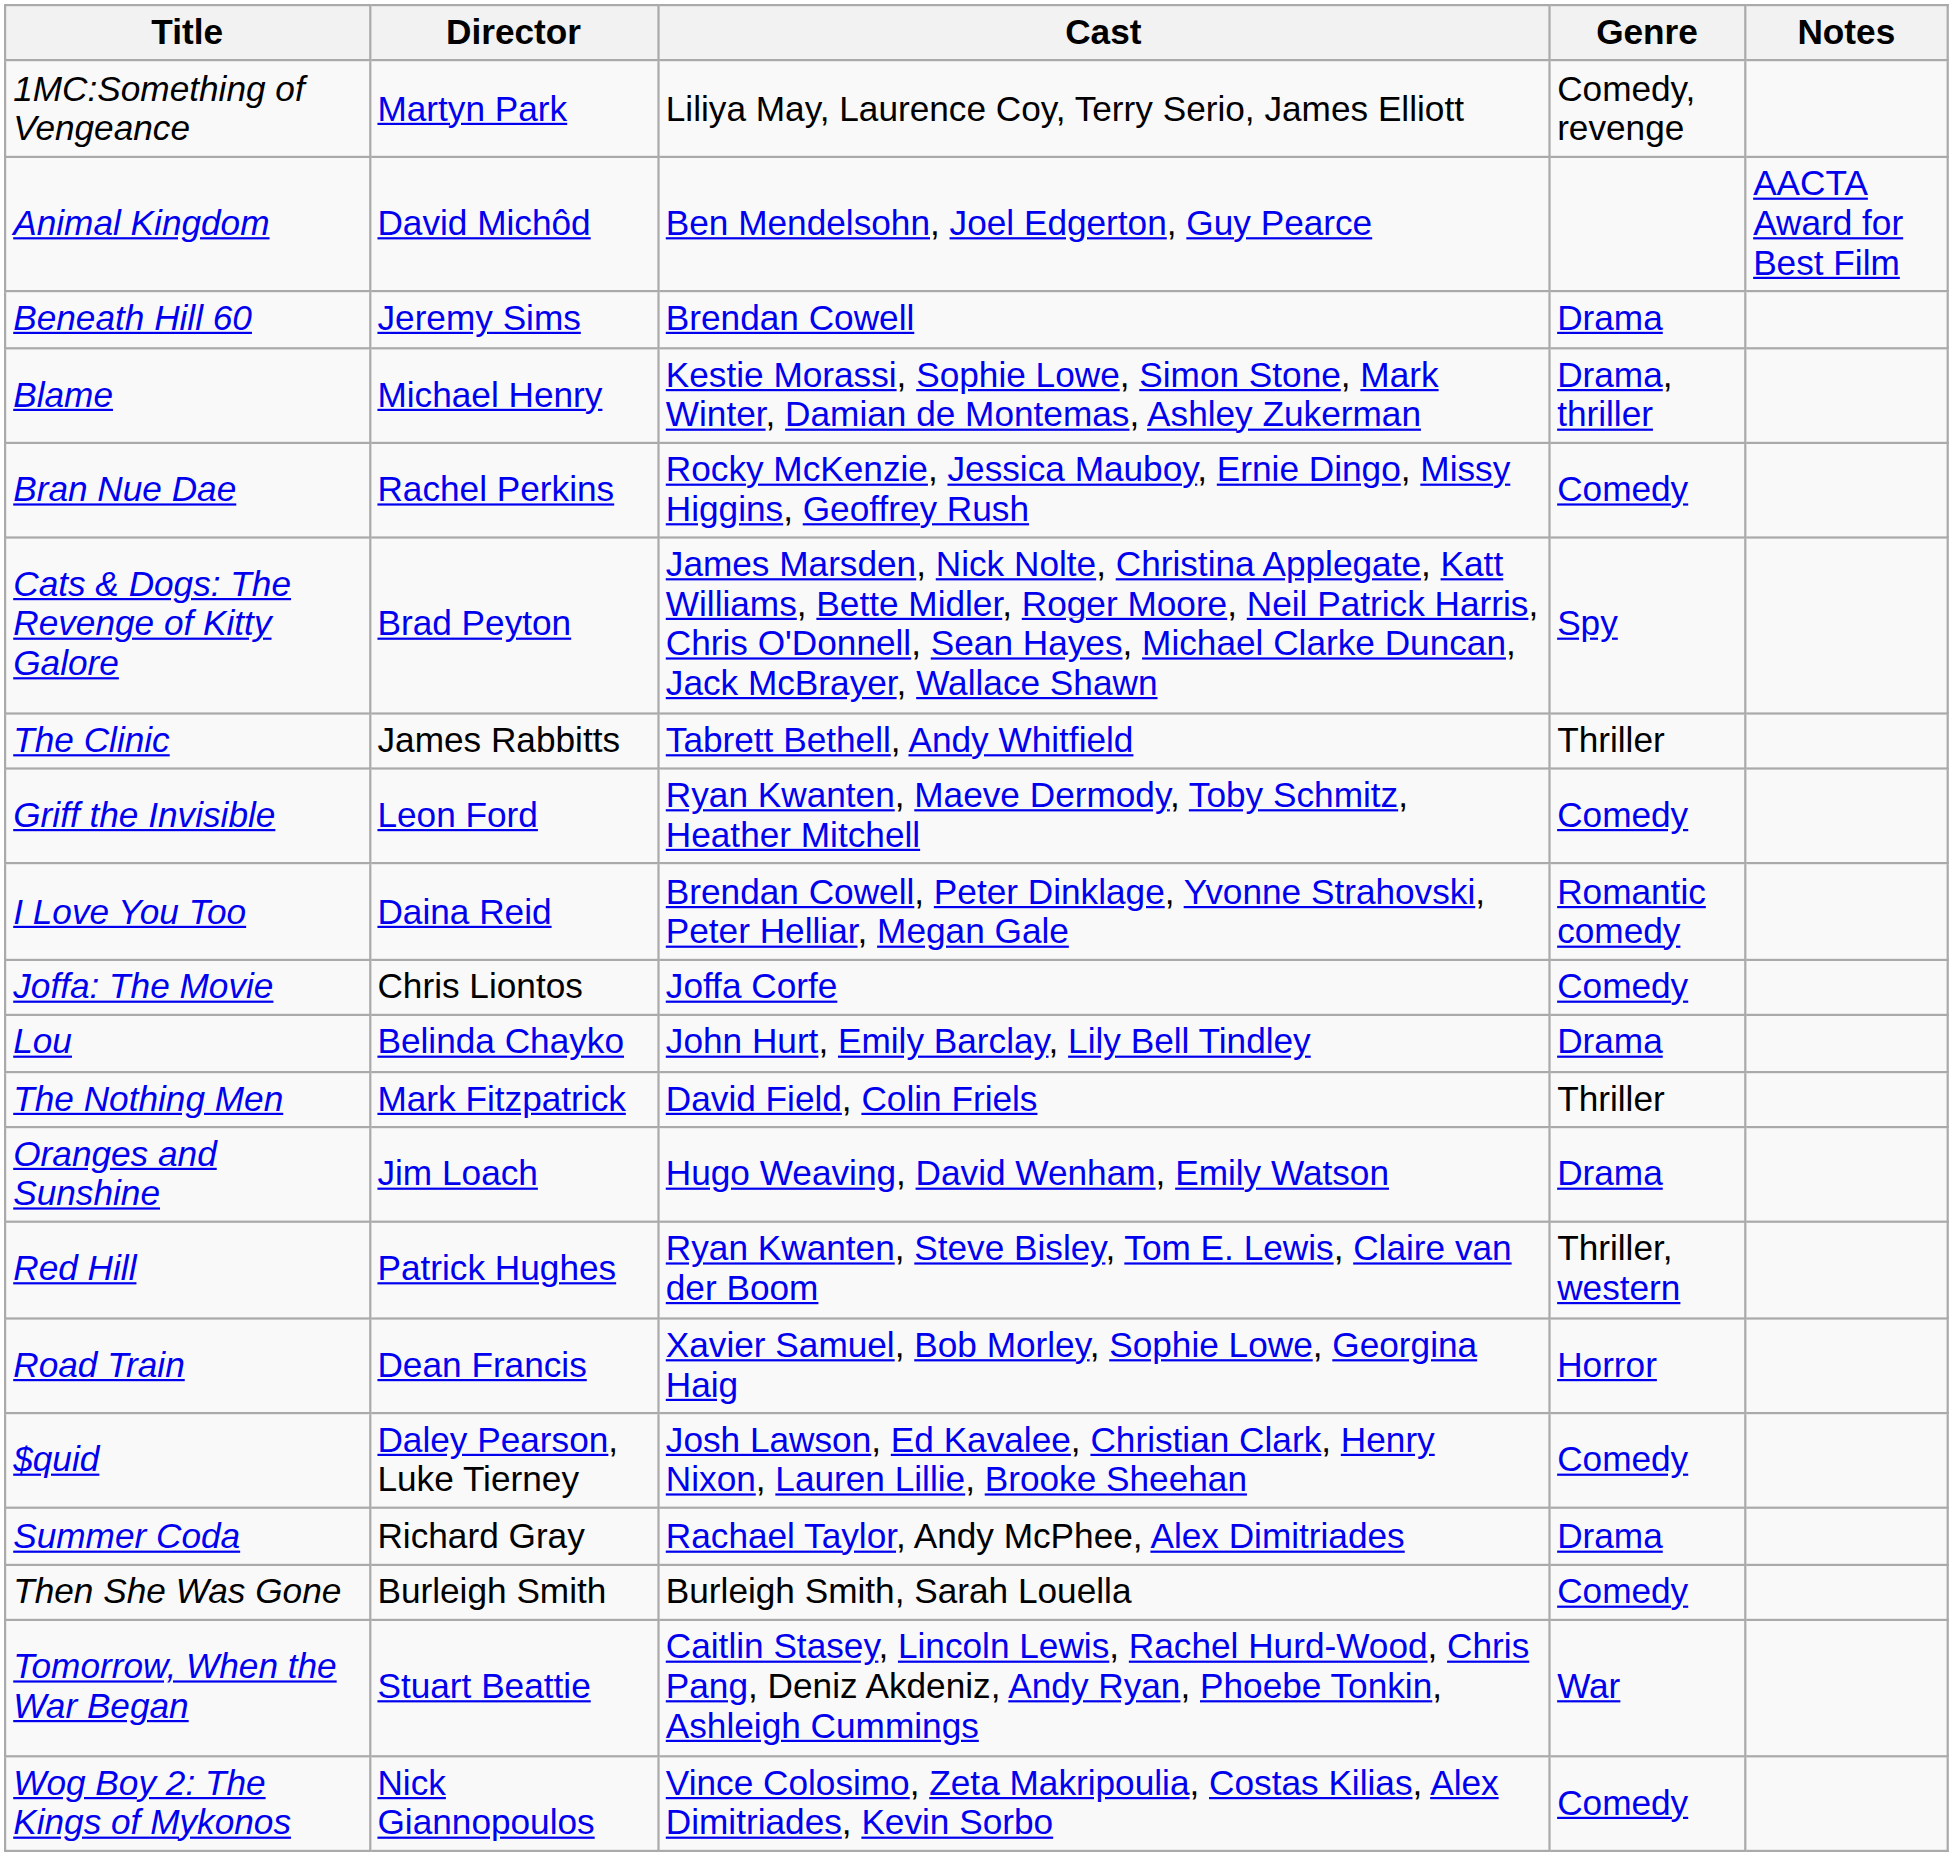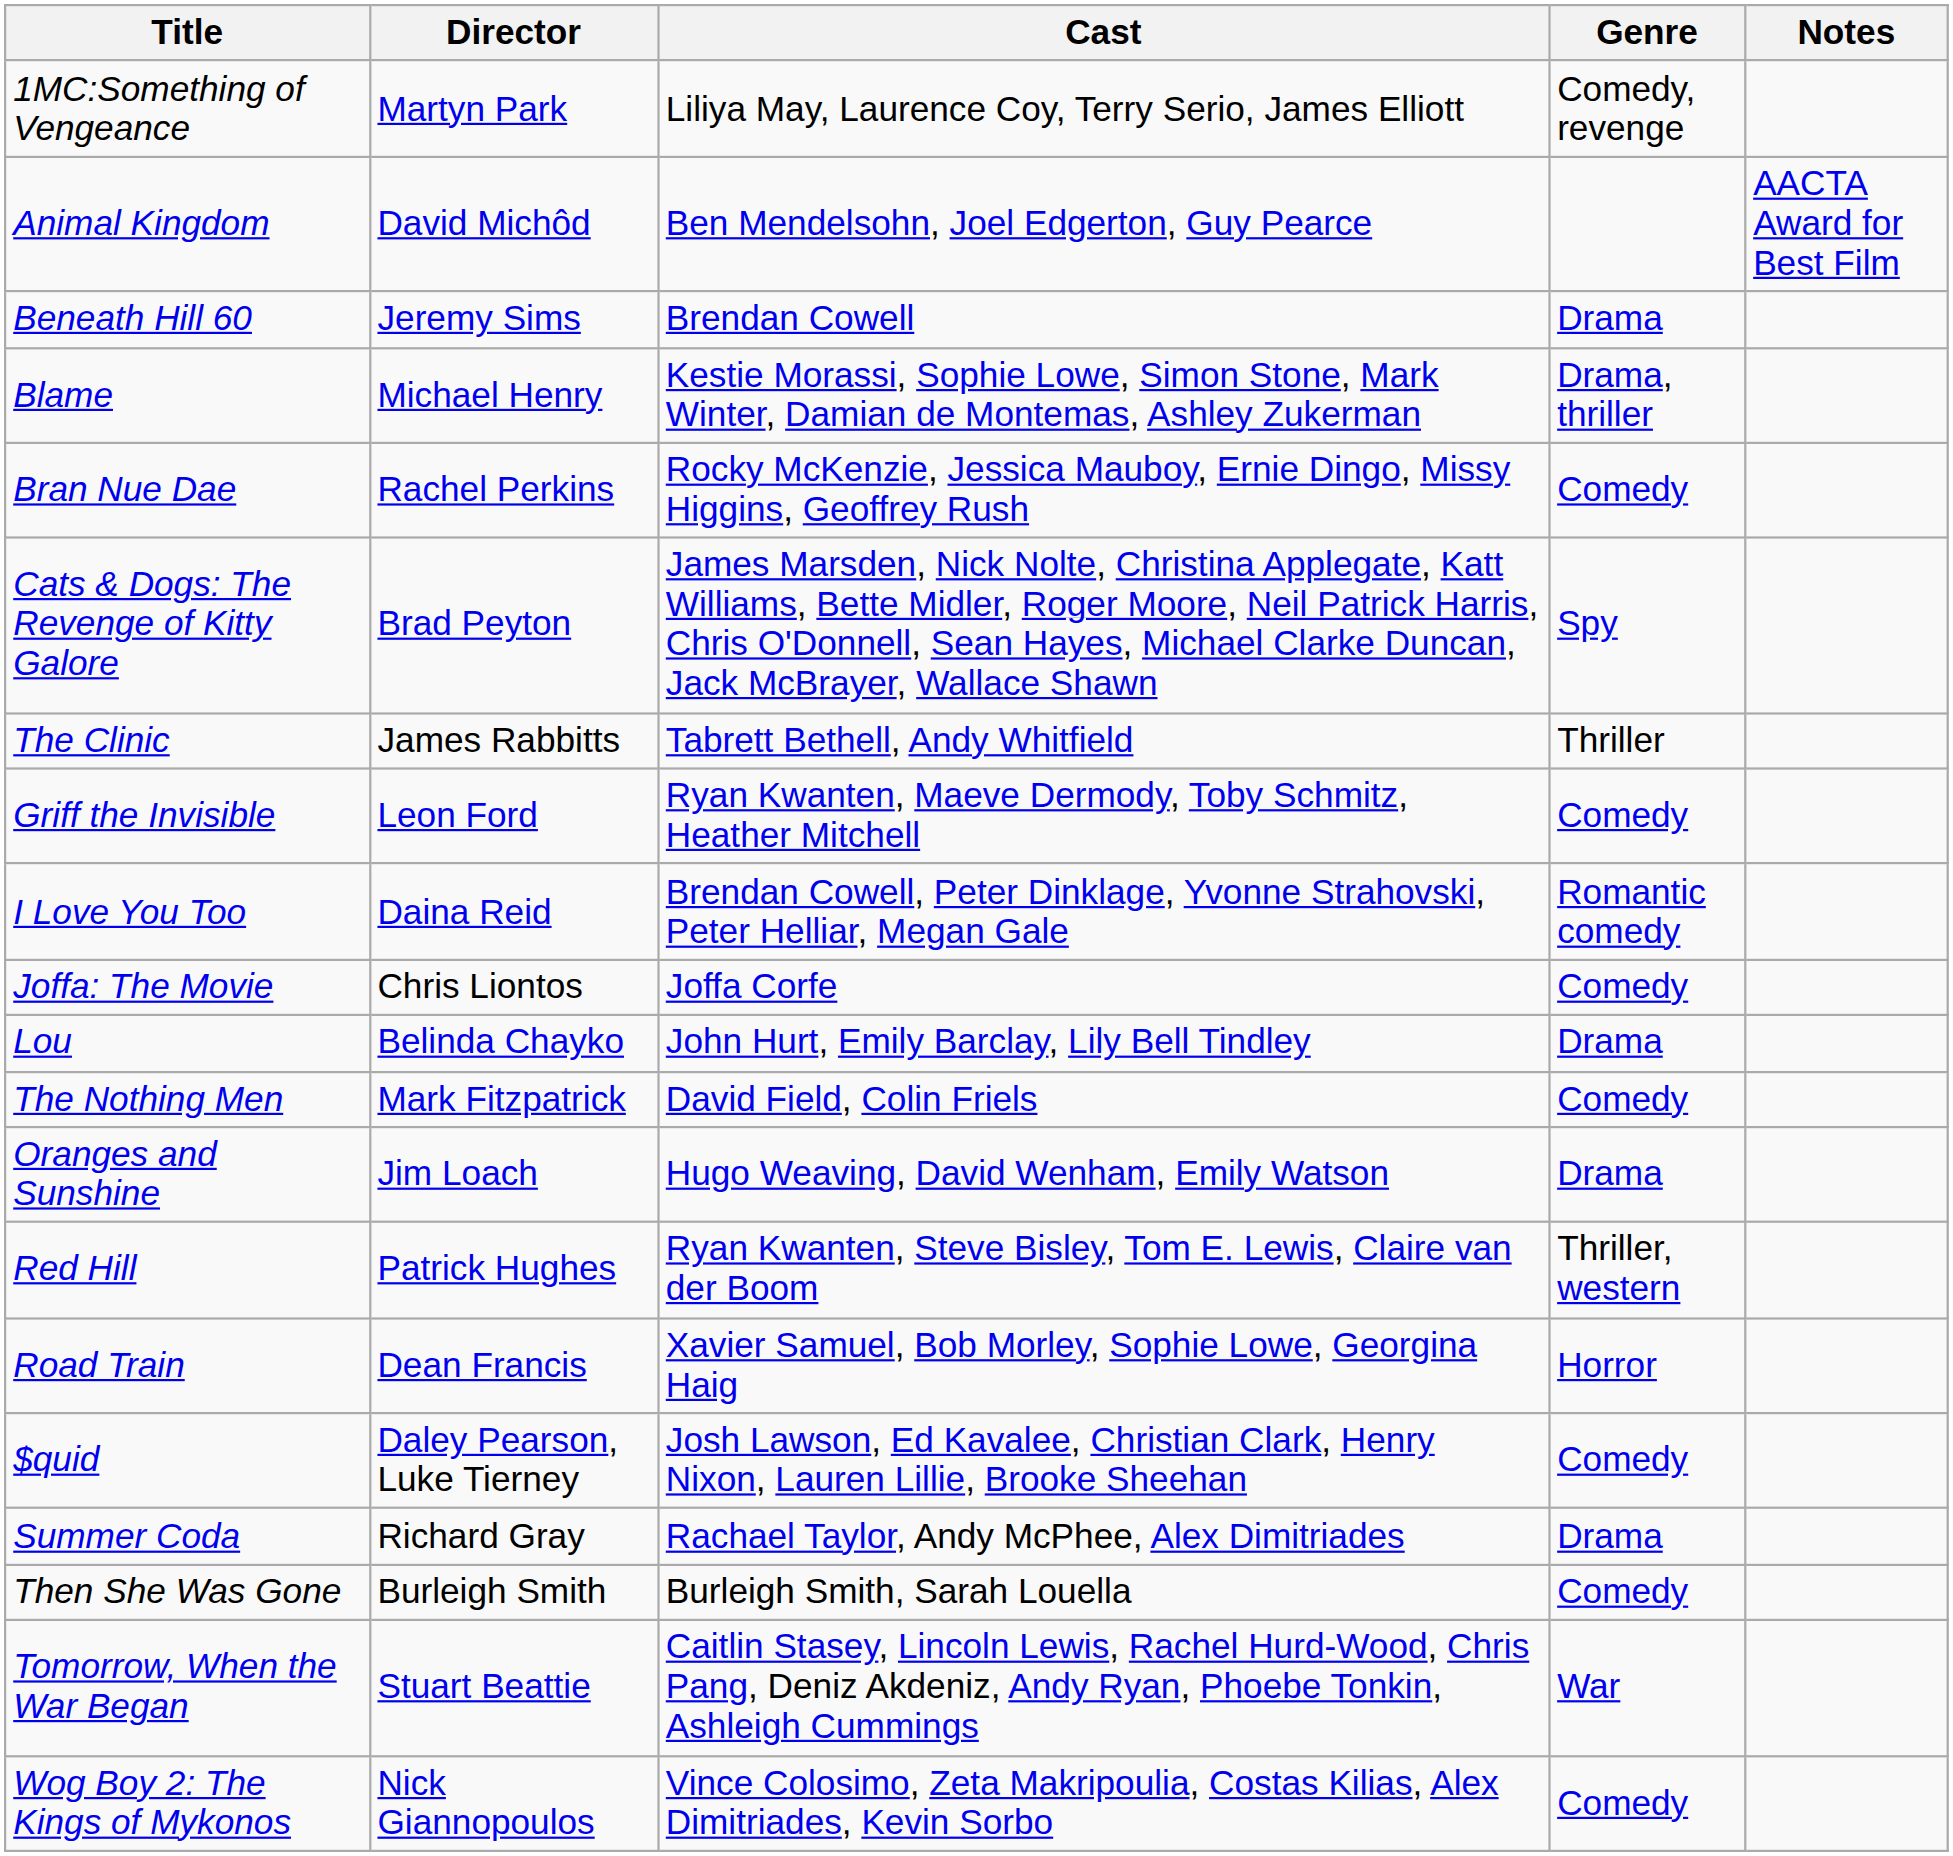(1611, 1098) Thriller -> (1623, 1098) Comedy
